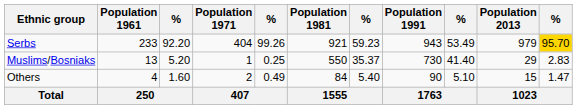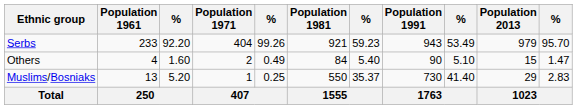(556, 43) gold background -> (556, 43) no background
rows swapped: (51, 60) <-> (23, 78)
